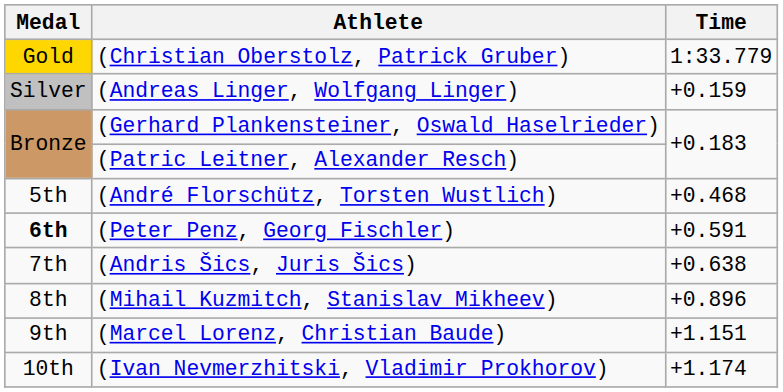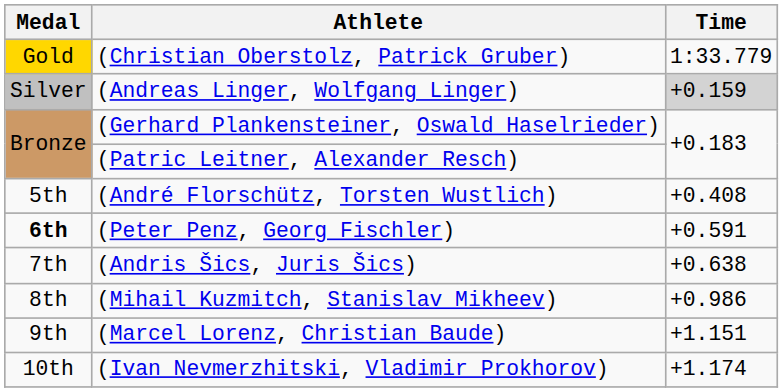(708, 92) no background -> (708, 92) lightgrey background
(708, 196) +0.468 -> (708, 196) +0.408
(708, 300) +0.896 -> (708, 300) +0.986
